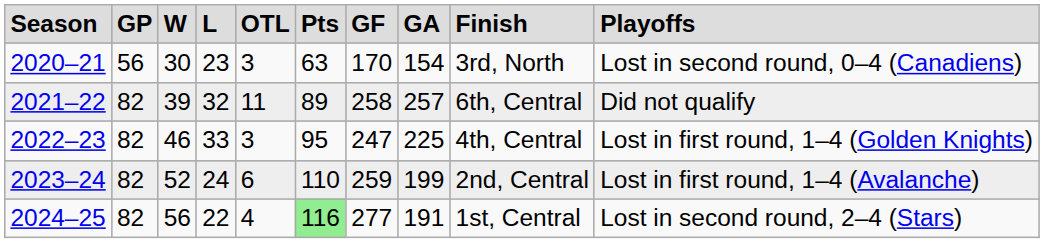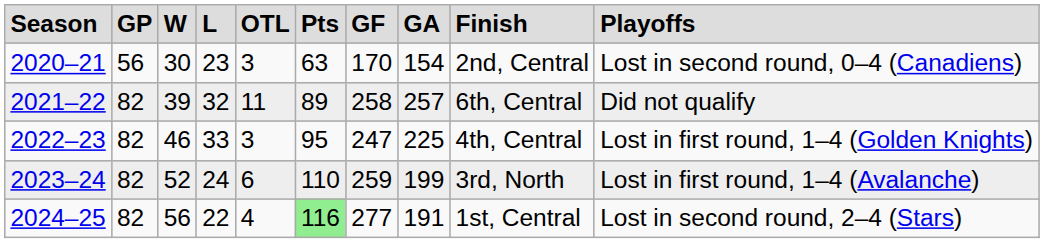(510, 62) 3rd, North -> (522, 62) 2nd, Central
(522, 179) 2nd, Central -> (510, 179) 3rd, North
